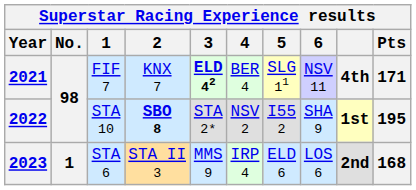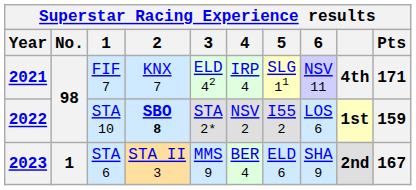(208, 77) bold -> (208, 77) normal
(245, 77) BER 4 -> (245, 77) IRP 4
(318, 121) SHA 9 -> (318, 121) LOS 6
(392, 121) 195 -> (392, 121) 159
(245, 163) IRP 4 -> (245, 163) BER 4
(318, 163) LOS 6 -> (318, 163) SHA 9
(392, 163) 168 -> (392, 163) 167
